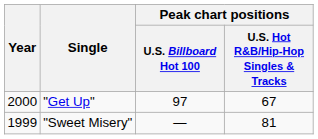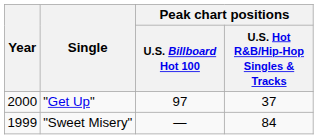(269, 101) 67 -> (269, 101) 37
(269, 123) 81 -> (269, 123) 84
